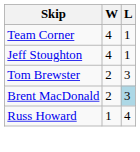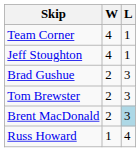+ row: (41, 75)
